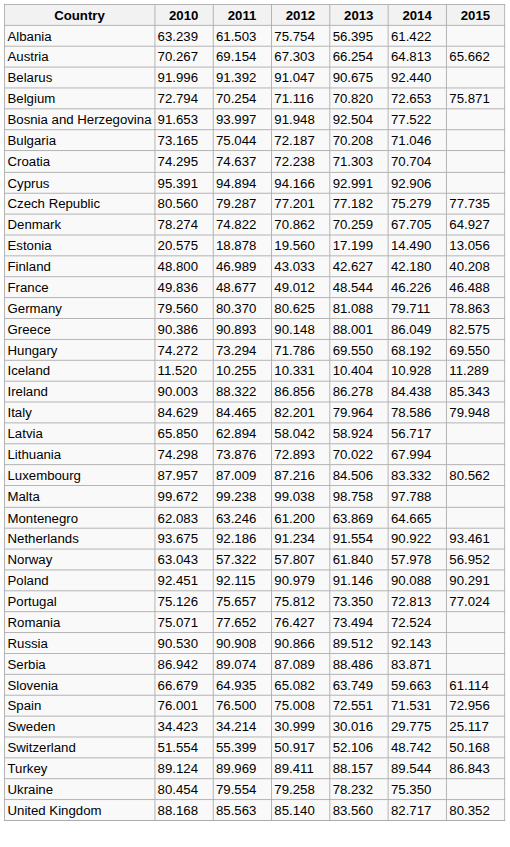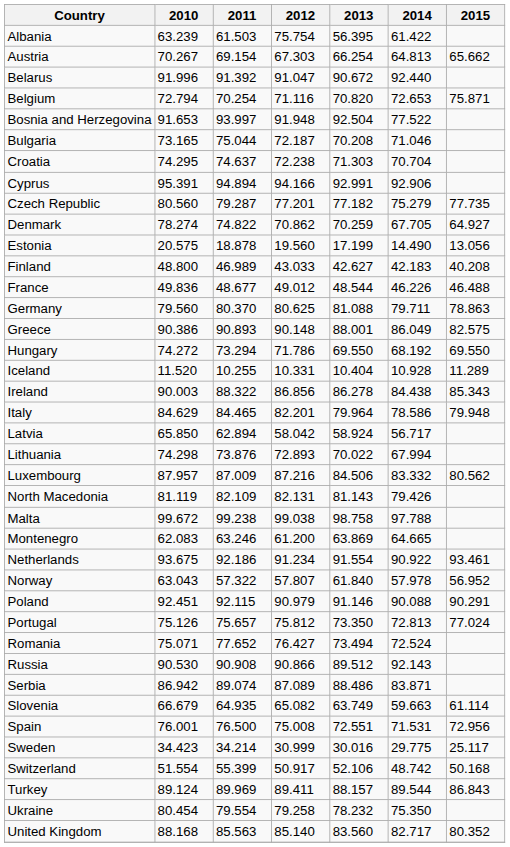(353, 78) 90.675 -> (353, 78) 90.672
(411, 266) 42.180 -> (411, 266) 42.183
+ row: (58, 497)
